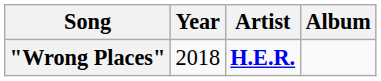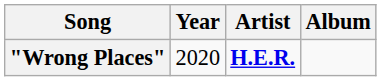(198, 57) 2018 -> (198, 57) 2020
